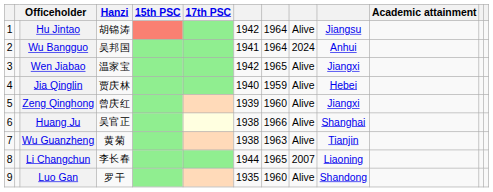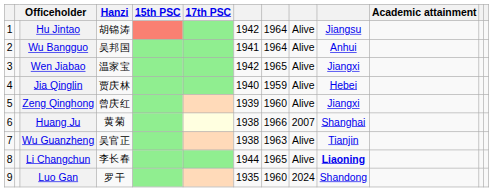(303, 48) 2024 -> (303, 48) Alive
(115, 122) 吴官正 -> (115, 122) 黄菊
(303, 122) Alive -> (303, 122) 2007
(115, 140) 黄菊 -> (115, 140) 吴官正
(303, 159) 2007 -> (303, 159) Alive
(343, 159) normal -> (343, 159) bold
(303, 177) Alive -> (303, 177) 2024
